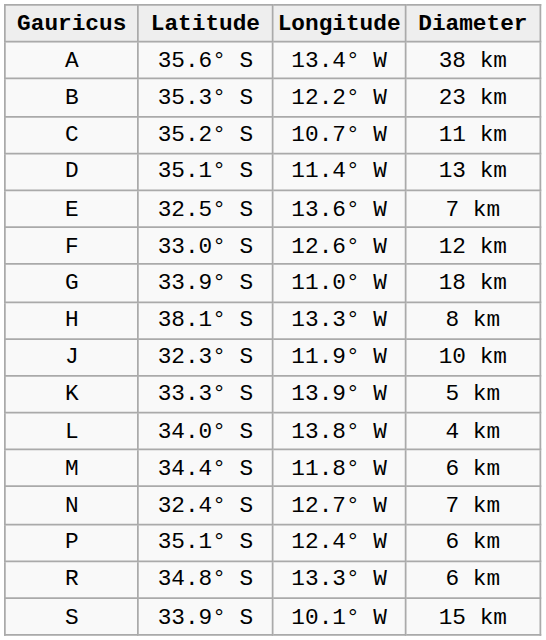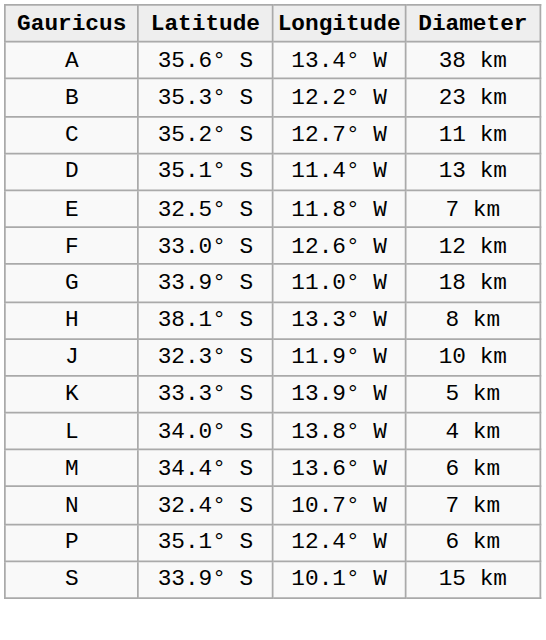(339, 135) 10.7° W -> (339, 135) 12.7° W
(339, 209) 13.6° W -> (339, 209) 11.8° W
(339, 468) 11.8° W -> (339, 468) 13.6° W
(339, 505) 12.7° W -> (339, 505) 10.7° W
- row: (72, 580)
